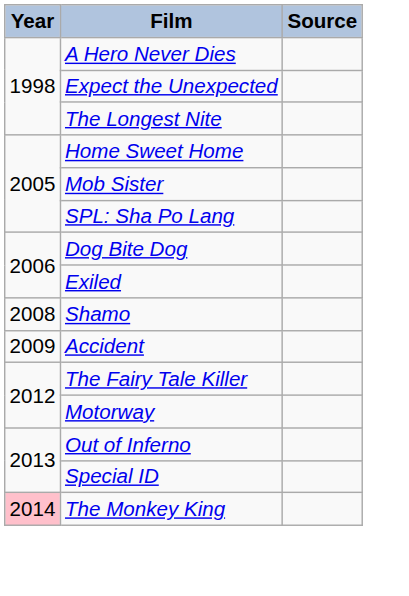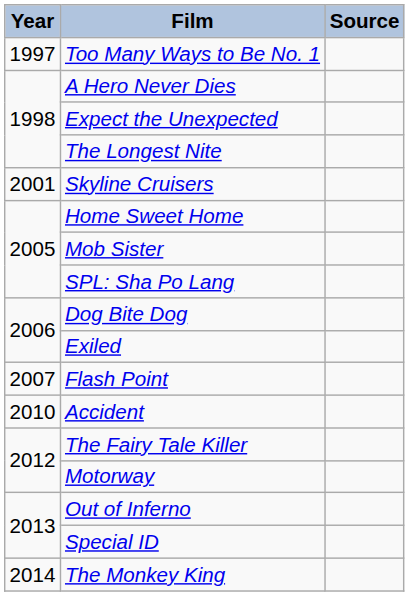+ row: (193, 54)
+ row: (139, 184)
+ row: (116, 379)
- row: (98, 314)
(32, 347) 2009 -> (32, 412) 2010
(32, 509) pink background -> (32, 574) no background
